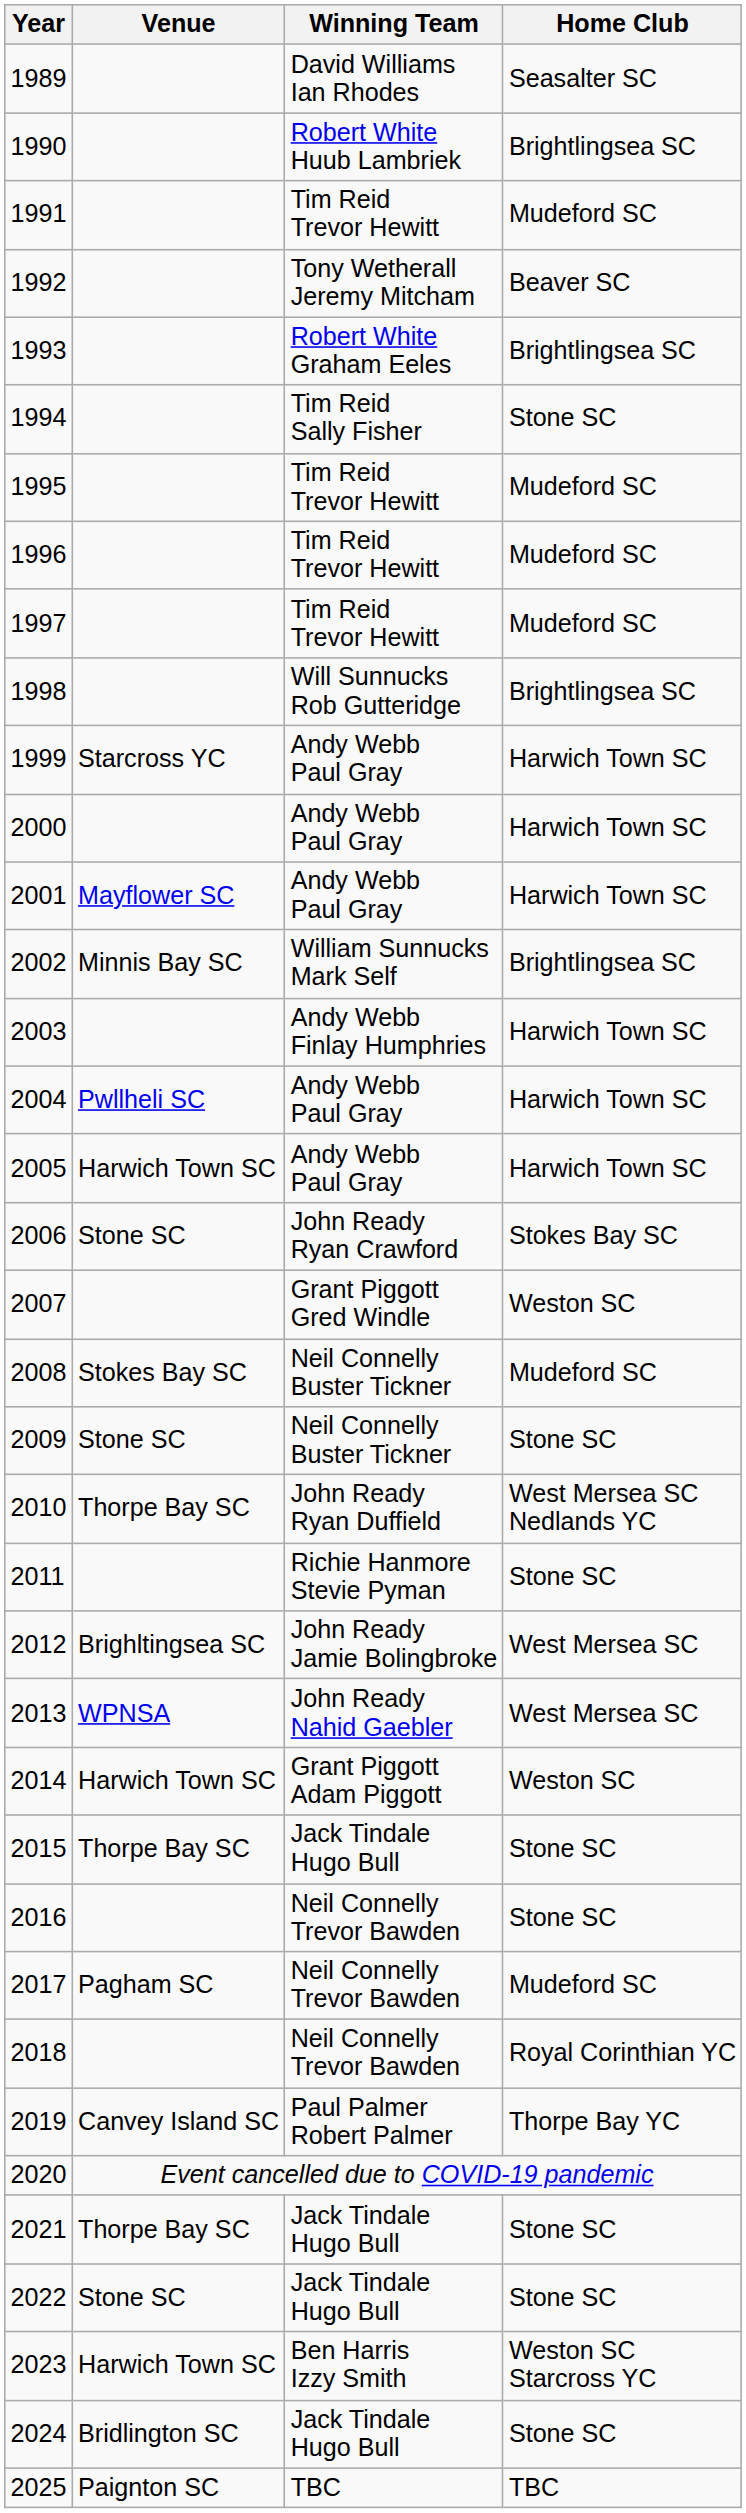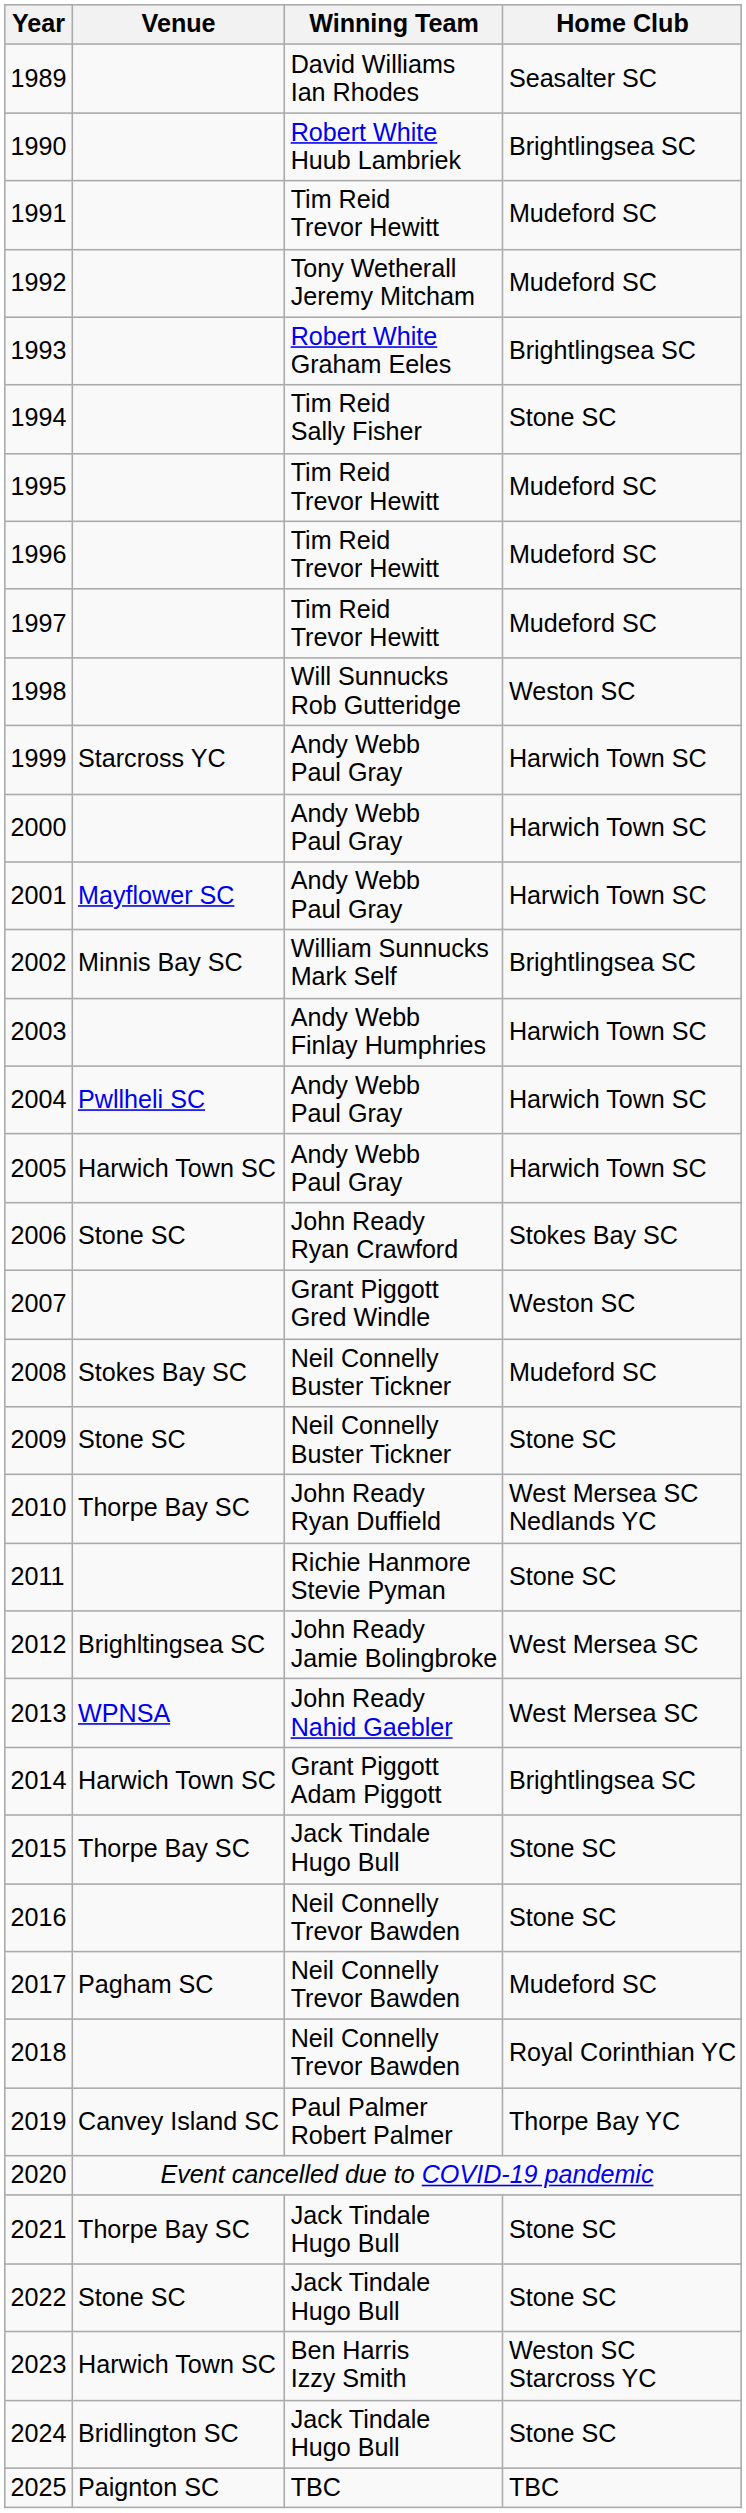(570, 282) Beaver SC -> (583, 282) Mudeford SC
(602, 691) Brightlingsea SC -> (572, 691) Weston SC
(572, 1780) Weston SC -> (602, 1780) Brightlingsea SC
